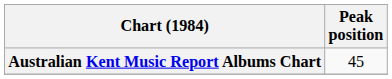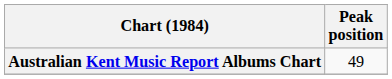(356, 61) 45 -> (356, 61) 49
